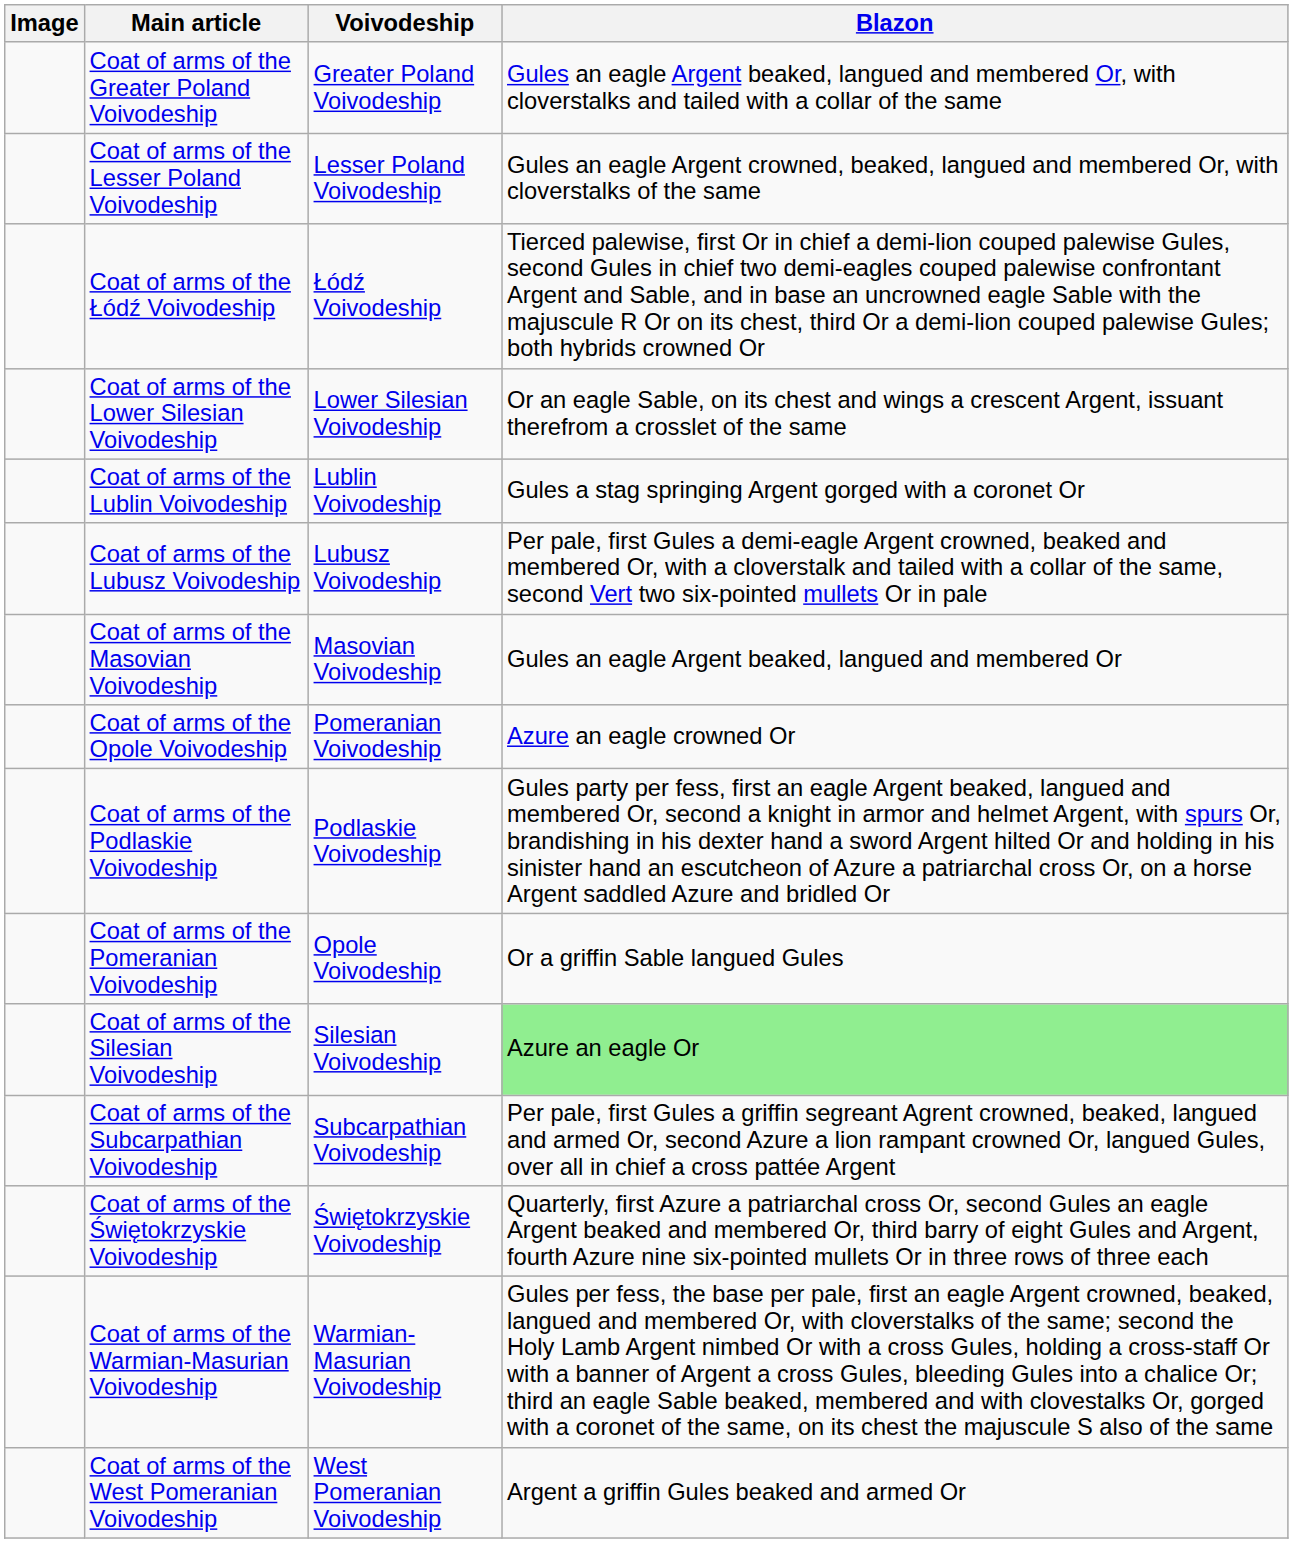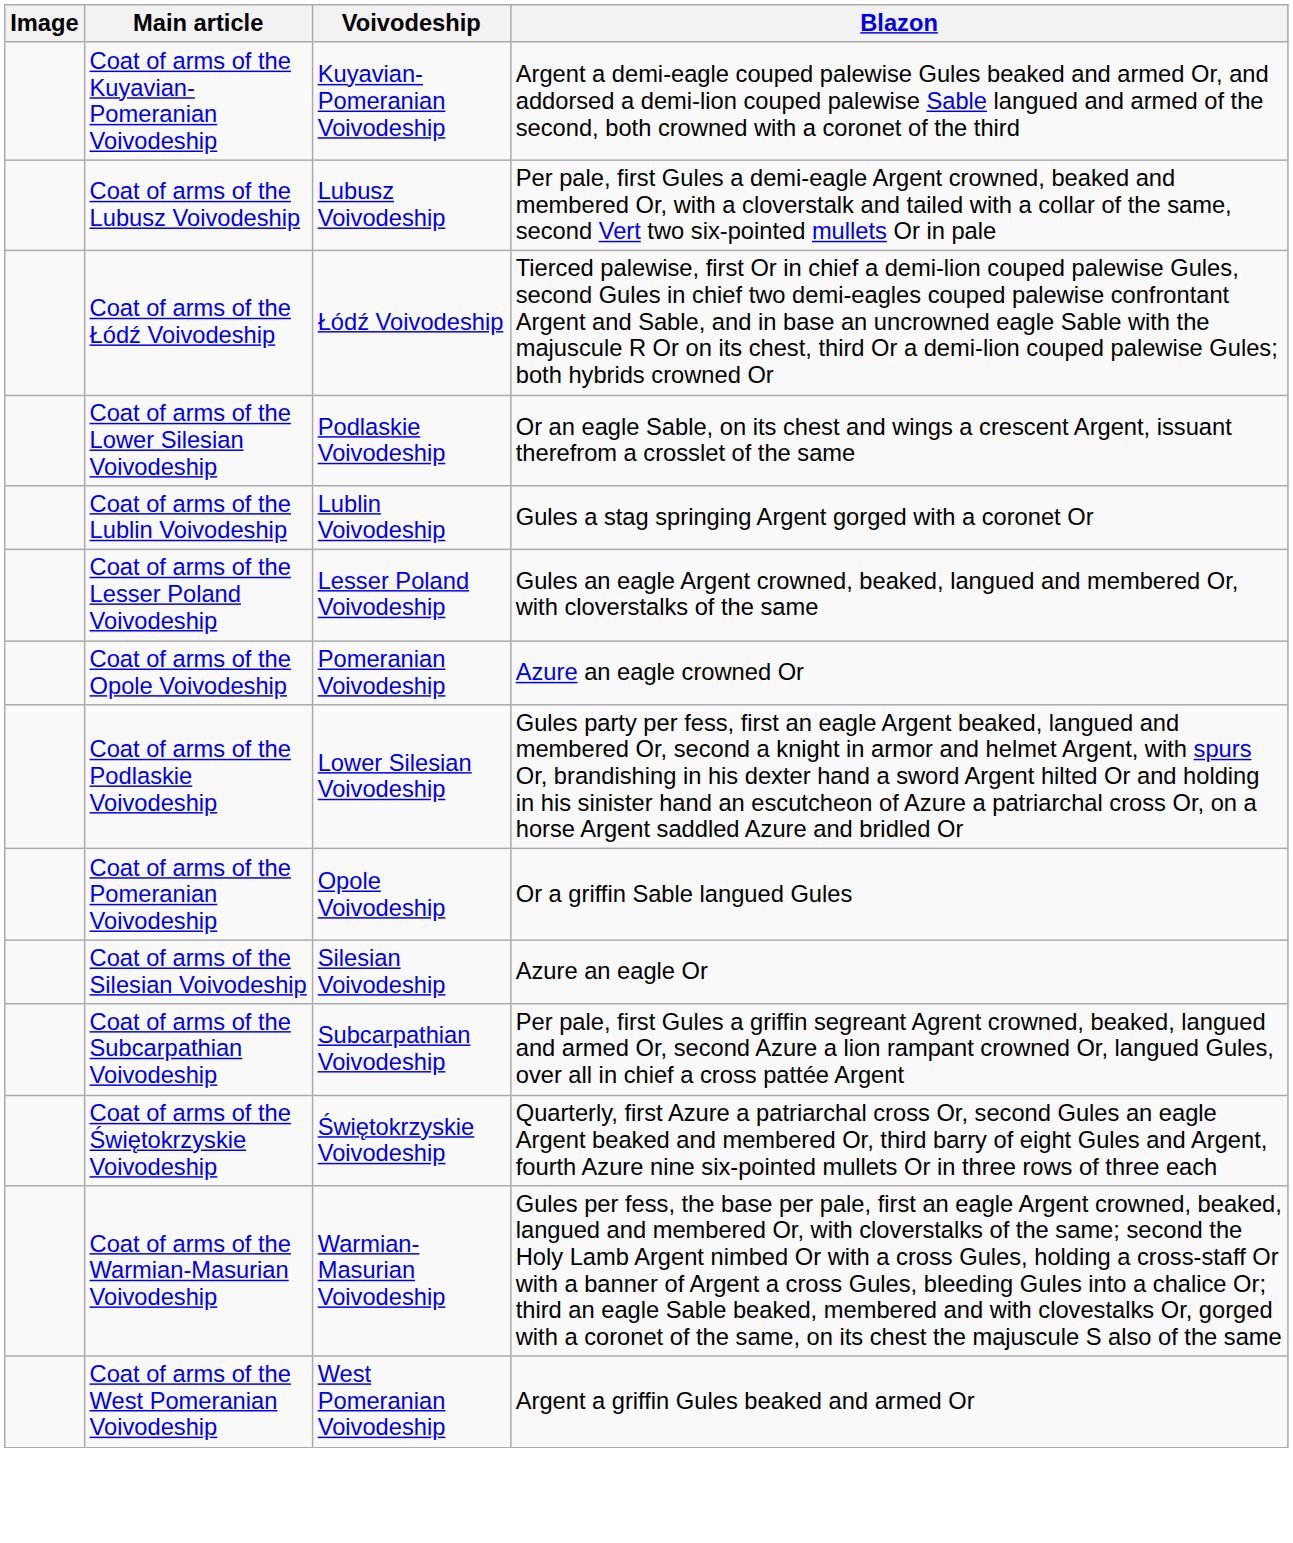- row: (190, 87)
+ row: (190, 100)
rows swapped: (190, 178) <-> (195, 568)
(391, 413) Lower Silesian Voivodeship -> (382, 439) Podlaskie Voivodeship
- row: (190, 659)
(377, 840) Podlaskie Voivodeship -> (395, 776) Lower Silesian Voivodeship
(603, 1049) lightgreen background -> (612, 971) no background
